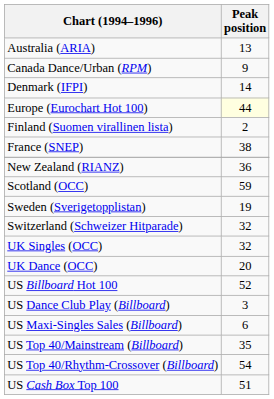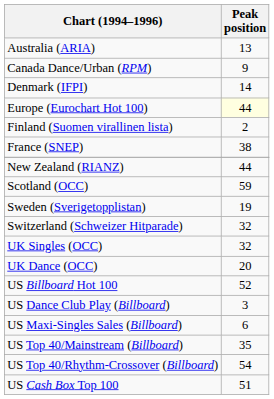(245, 166) 36 -> (245, 166) 44
